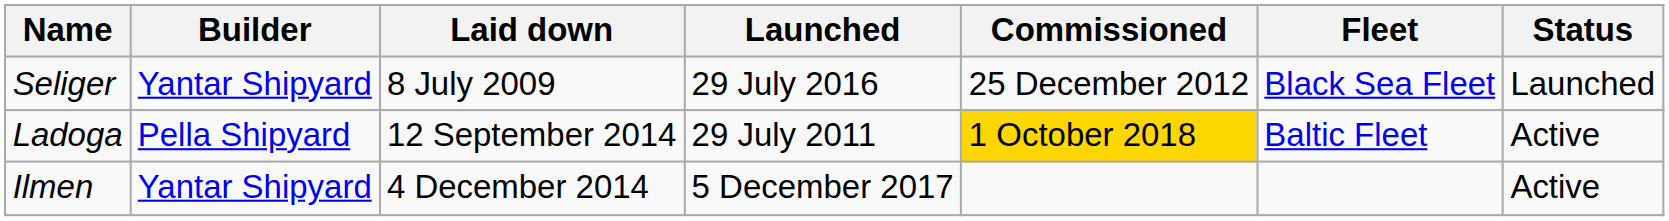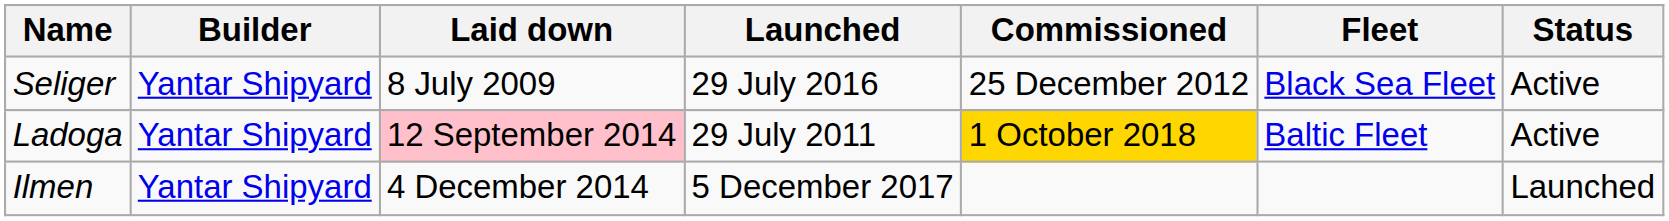(1583, 82) Launched -> (1555, 82) Active
(244, 135) Pella Shipyard -> (255, 135) Yantar Shipyard
(532, 135) no background -> (532, 135) pink background
(1555, 187) Active -> (1583, 187) Launched
